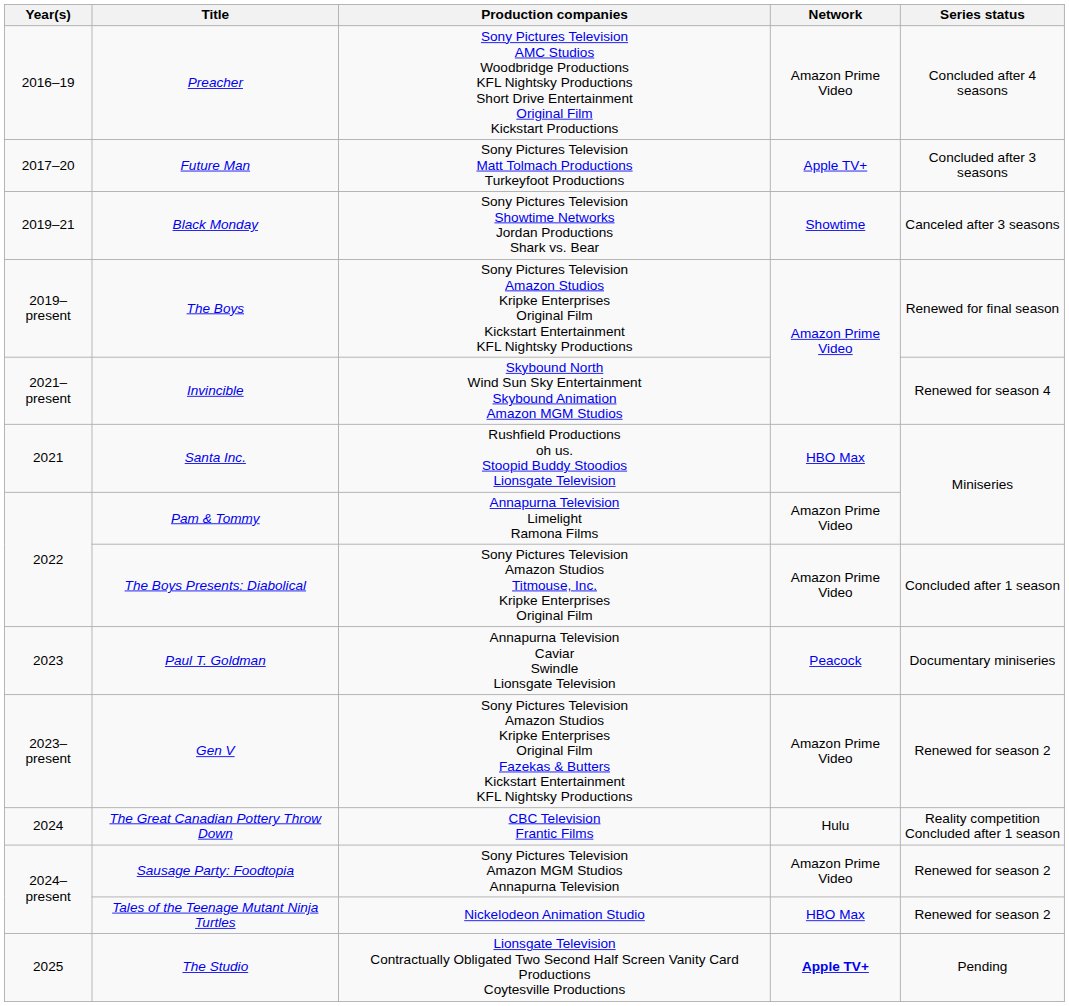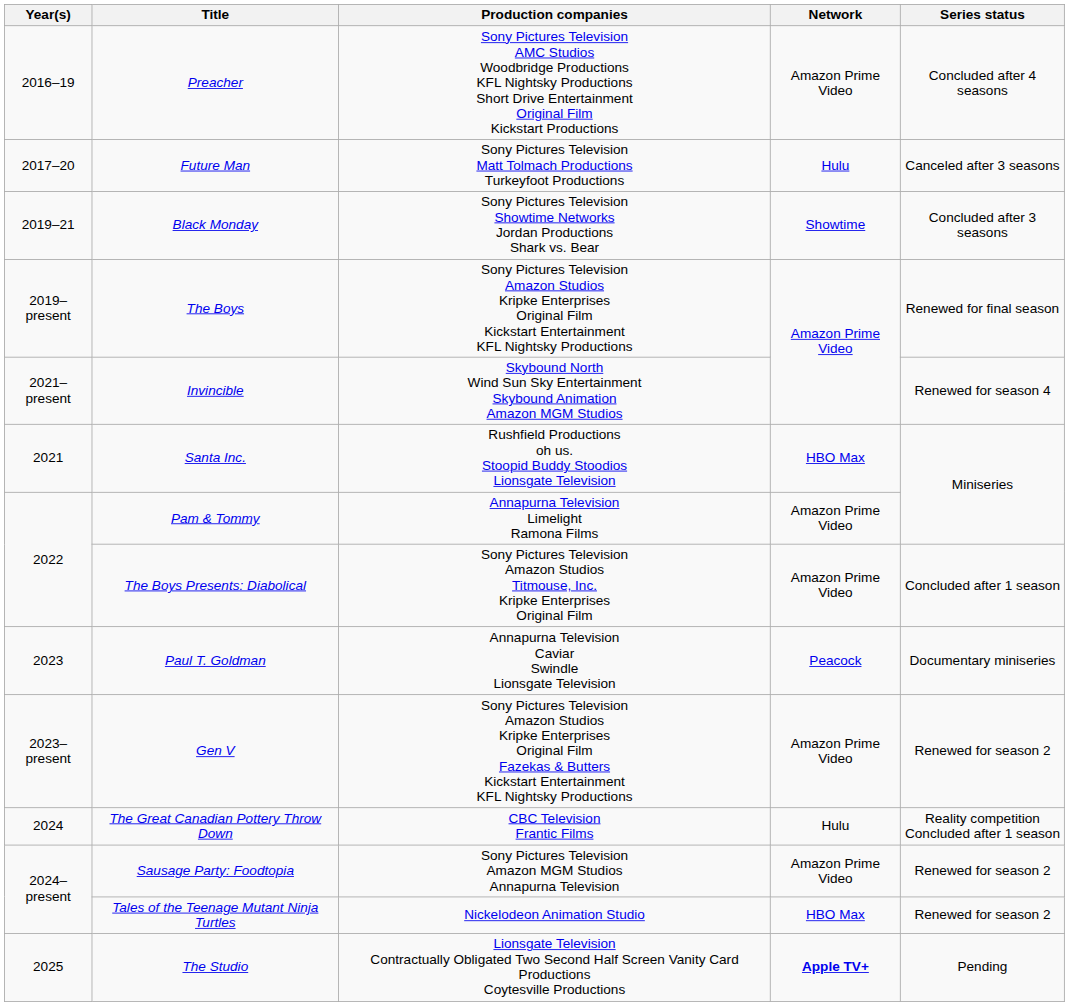(835, 165) Apple TV+ -> (835, 165) Hulu
(982, 165) Concluded after 3 seasons -> (982, 165) Canceled after 3 seasons
(982, 225) Canceled after 3 seasons -> (982, 225) Concluded after 3 seasons
